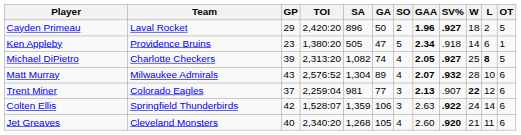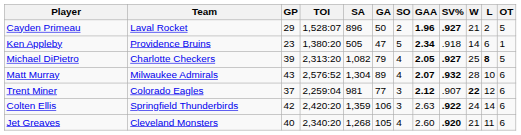(322, 28) 2,420:20 -> (322, 28) 1,528:07
(474, 28) 18 -> (474, 28) 21
(381, 59) 74 -> (381, 59) 79
(425, 91) 2.13 -> (425, 91) 2.12
(322, 106) 1,528:07 -> (322, 106) 2,420:20
